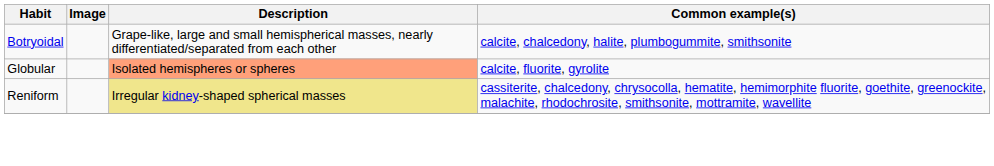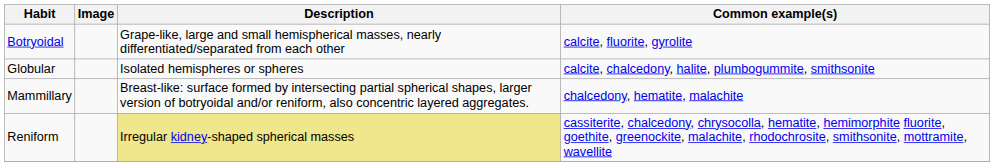(636, 41) calcite, chalcedony, halite, plumbogummite, smithsonite -> (628, 41) calcite, fluorite, gyrolite
(203, 68) lightsalmon background -> (212, 68) no background
(545, 68) calcite, fluorite, gyrolite -> (719, 68) calcite, chalcedony, halite, plumbogummite, smithsonite
+ row: (40, 95)
